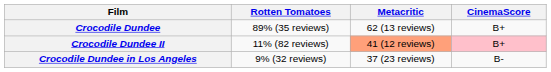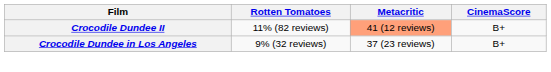- row: (118, 28)
(499, 43) pink background -> (499, 28) no background
(499, 59) B- -> (499, 43) B+
